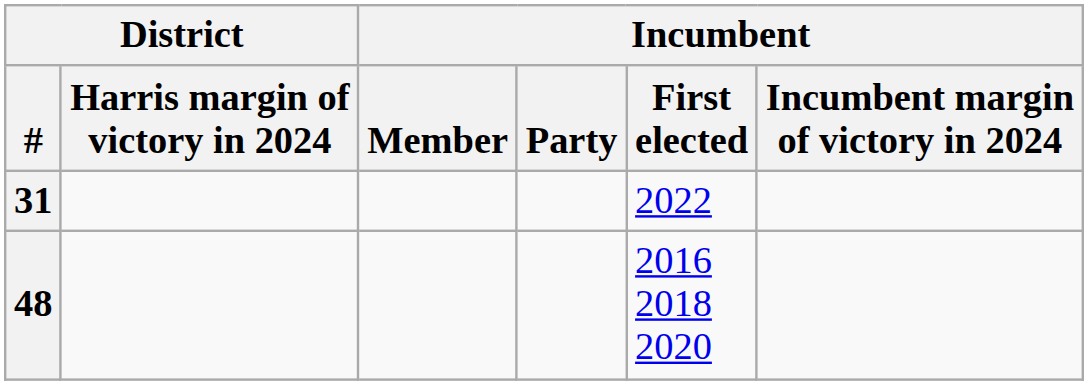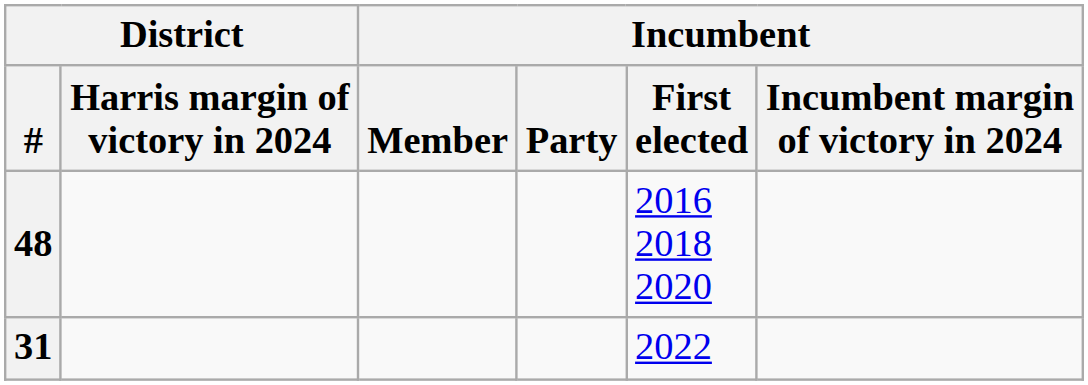rows swapped: (33, 199) <-> (33, 304)
